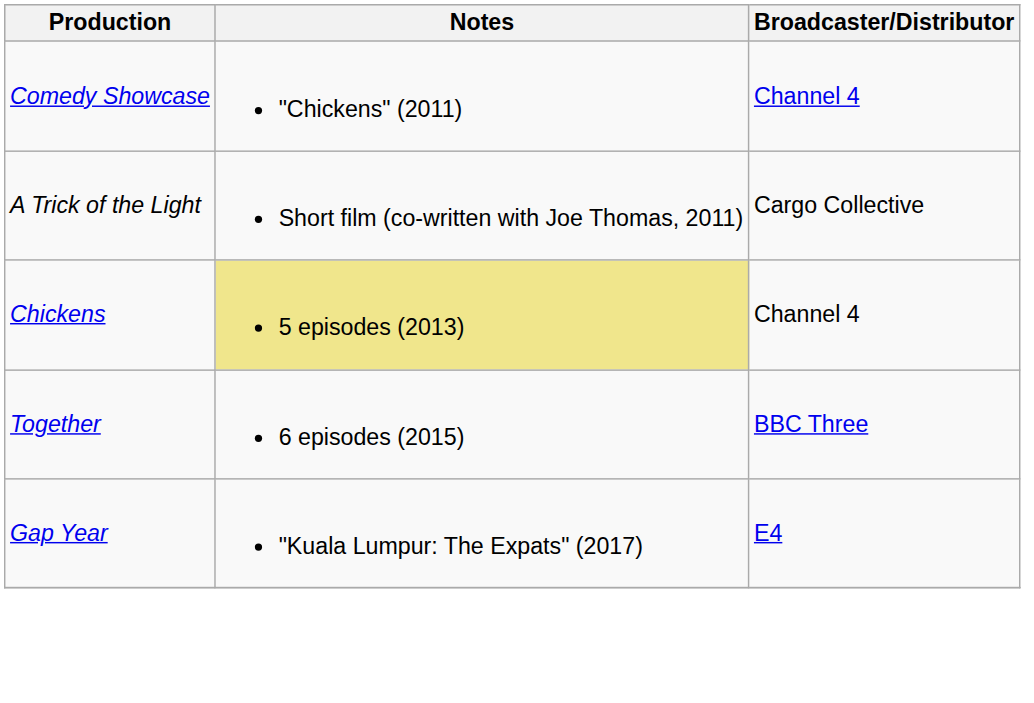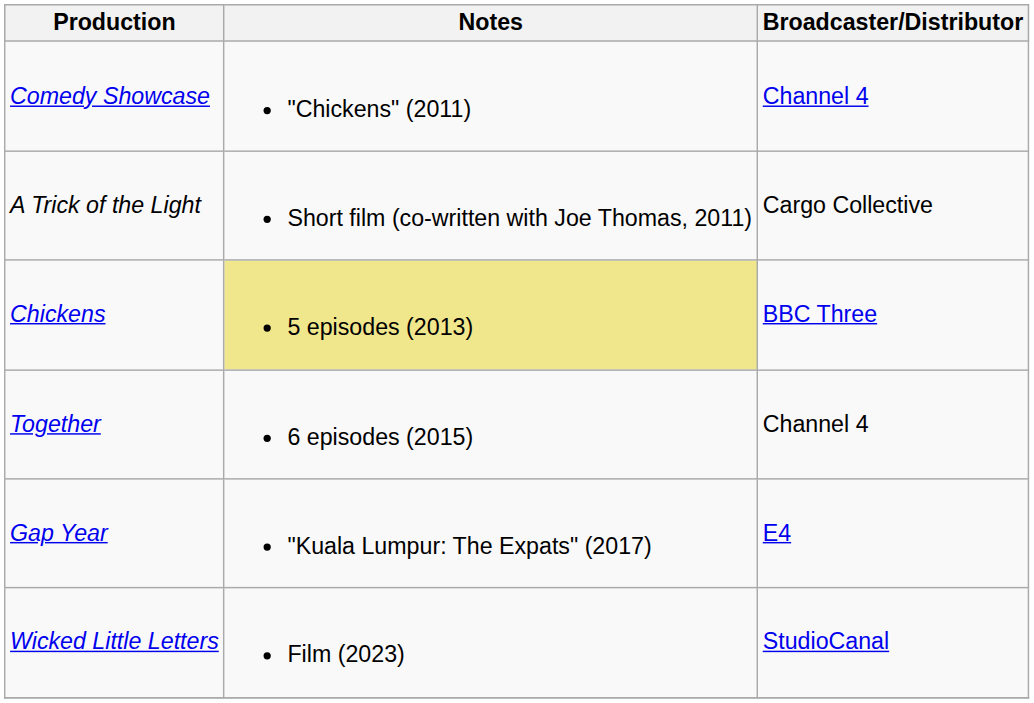(807, 314) Channel 4 -> (820, 314) BBC Three
(811, 423) BBC Three -> (816, 423) Channel 4
+ row: (114, 642)
